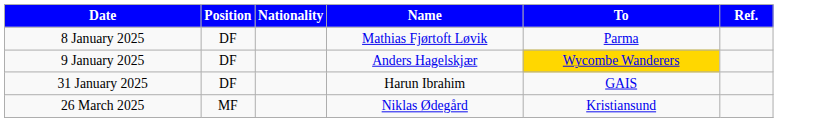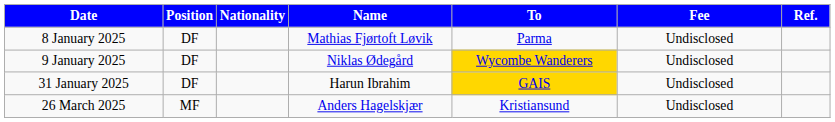+ column: (699, 16)
(425, 61) Anders Hagelskjær -> (370, 61) Niklas Ødegård
(621, 83) no background -> (534, 83) gold background
(425, 106) Niklas Ødegård -> (370, 106) Anders Hagelskjær
